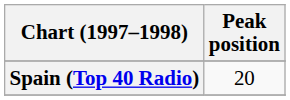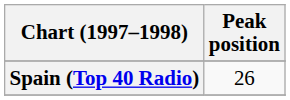(244, 77) 20 -> (244, 77) 26
